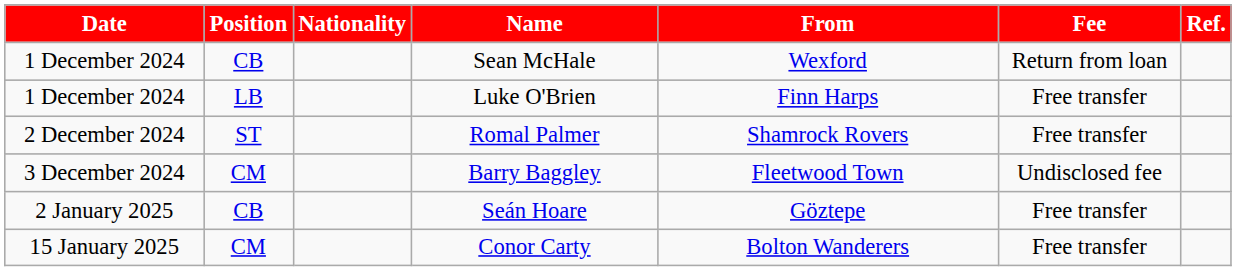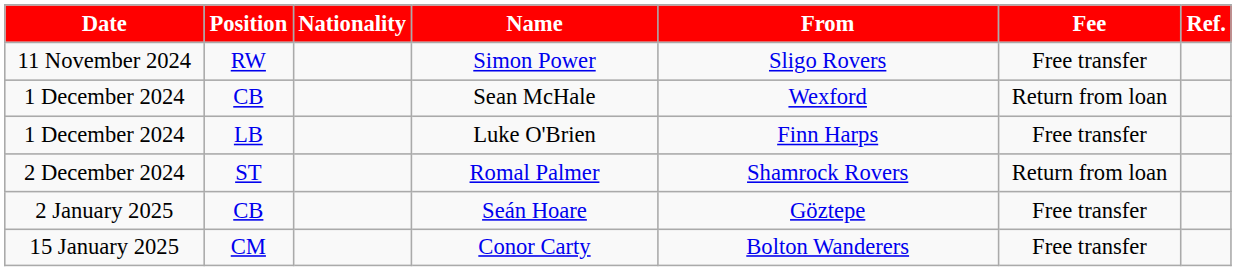+ row: (534, 60)
(1089, 135) Free transfer -> (1089, 172) Return from loan
- row: (534, 172)
